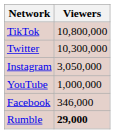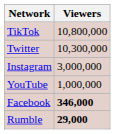(79, 66) 3,050,000 -> (79, 66) 3,000,000
(75, 102) normal -> (75, 102) bold
